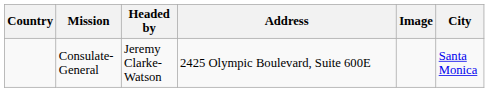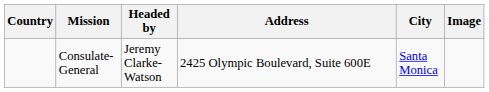columns swapped: (460, 21) <-> (416, 21)
